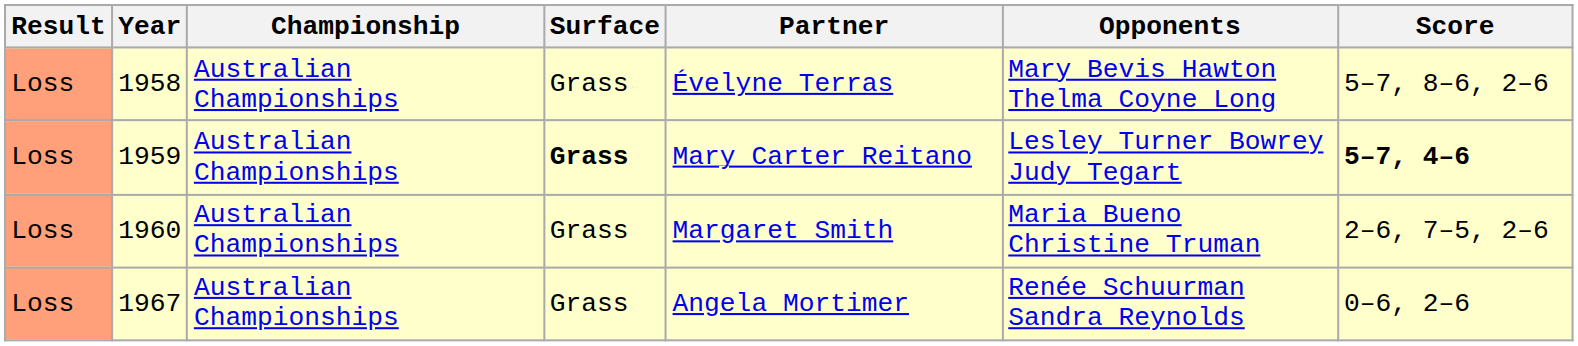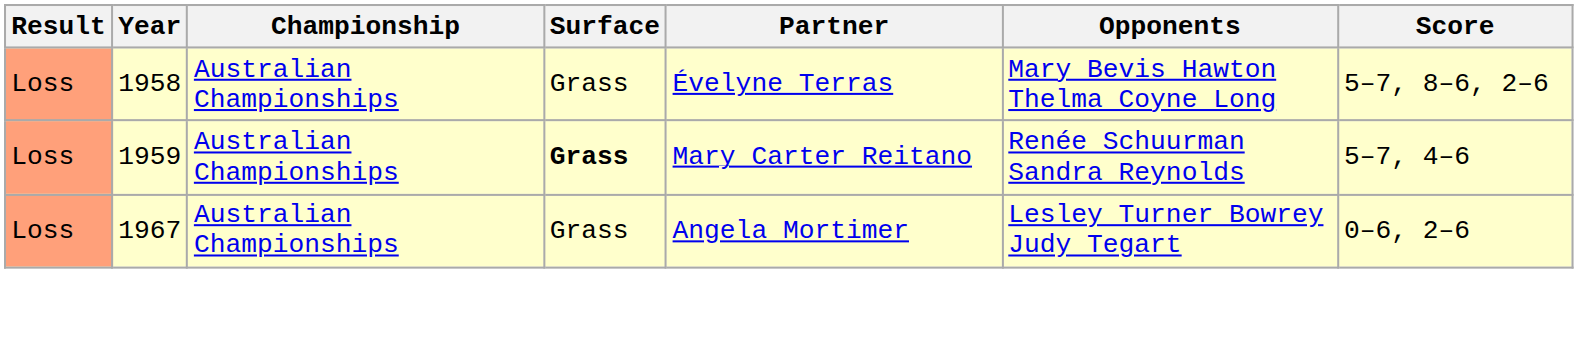(1166, 157) Lesley Turner Bowrey Judy Tegart -> (1126, 157) Renée Schuurman Sandra Reynolds
(1407, 157) bold -> (1407, 157) normal
- row: (150, 231)
(1126, 304) Renée Schuurman Sandra Reynolds -> (1166, 231) Lesley Turner Bowrey Judy Tegart
